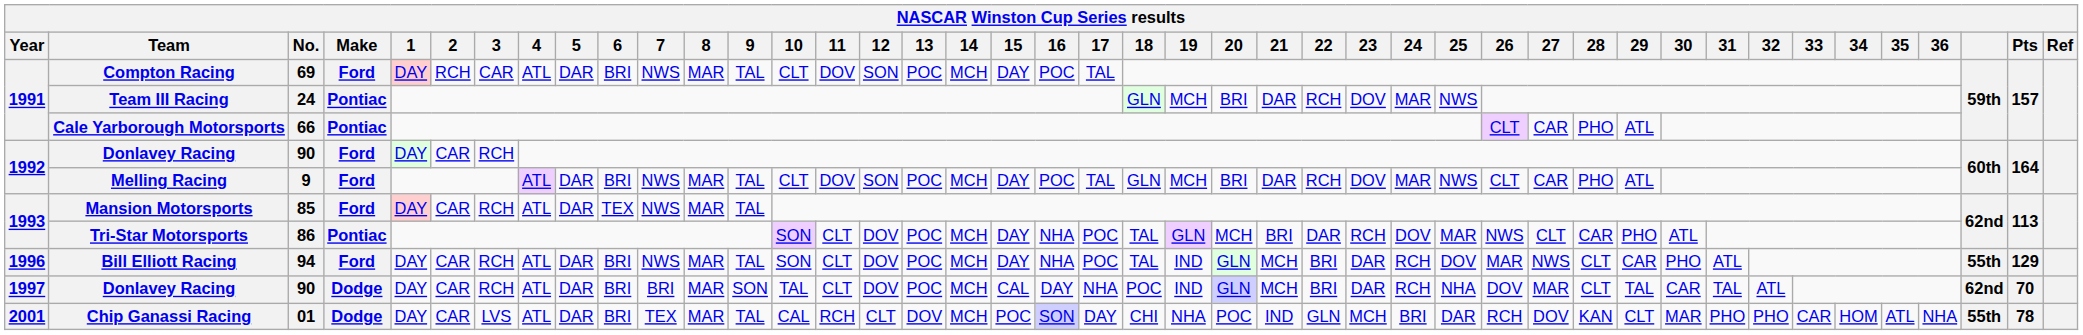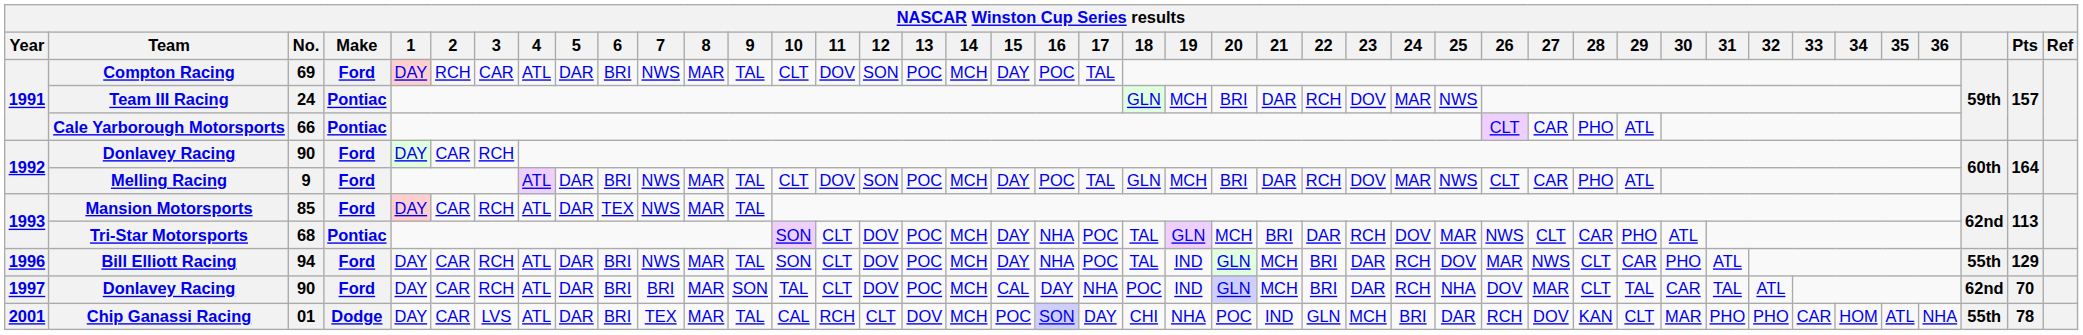(306, 235) 86 -> (306, 235) 68
(357, 289) Dodge -> (357, 289) Ford
